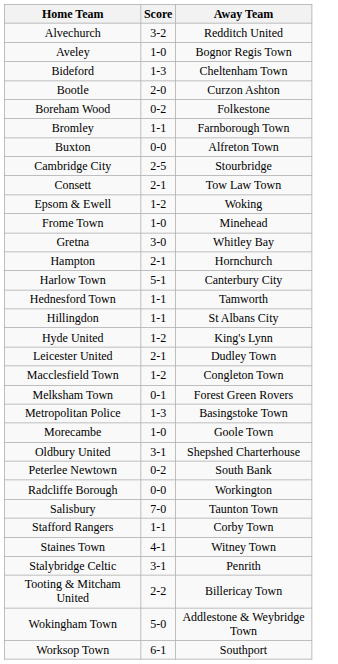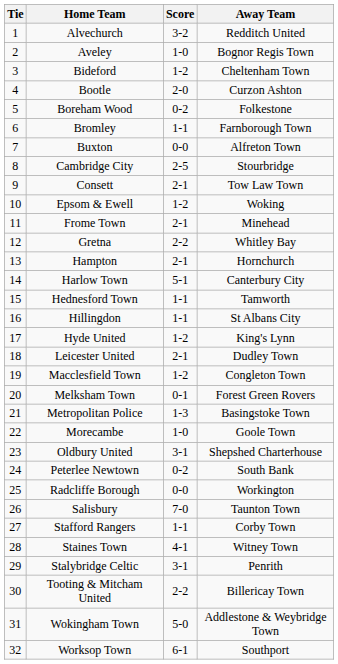+ column: (15, 14)
(158, 71) 1-3 -> (180, 71) 1-2
(158, 223) 1-0 -> (180, 223) 2-1
(158, 242) 3-0 -> (180, 242) 2-2
